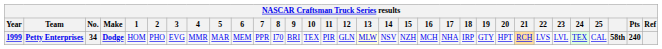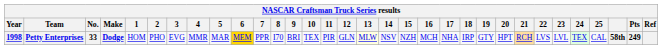(14, 38) 1999 -> (14, 38) 1998
(93, 38) 34 -> (93, 38) 33
(242, 38) no background -> (242, 38) gold background
(635, 38) 240 -> (635, 38) 249
